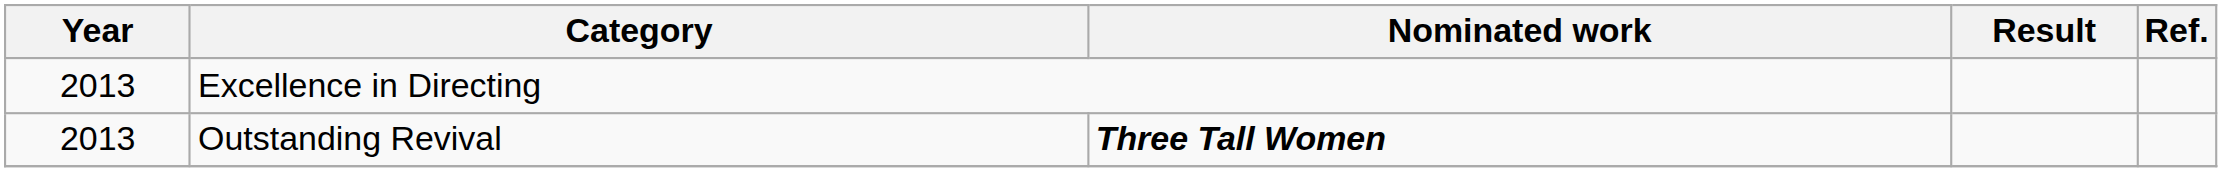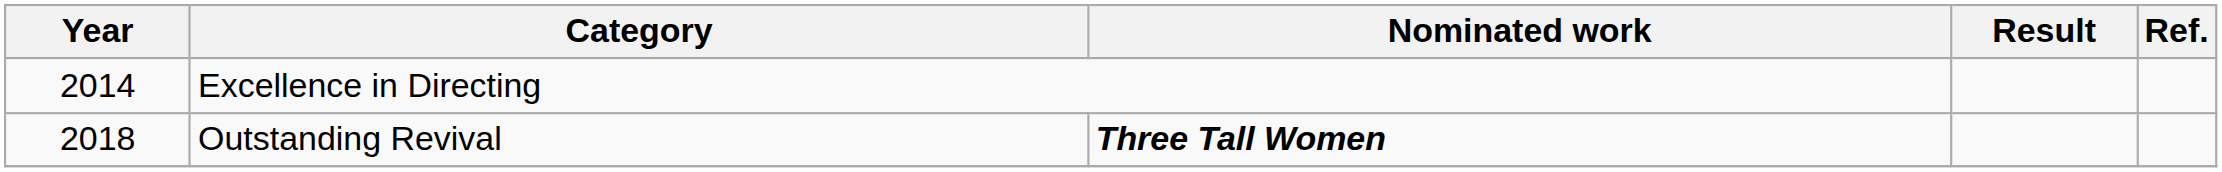(98, 85) 2013 -> (98, 85) 2014
(98, 138) 2013 -> (98, 138) 2018
